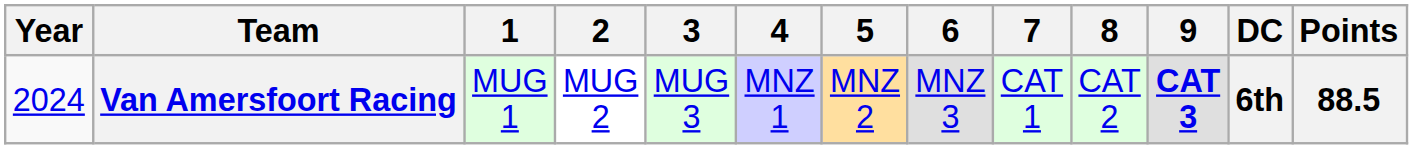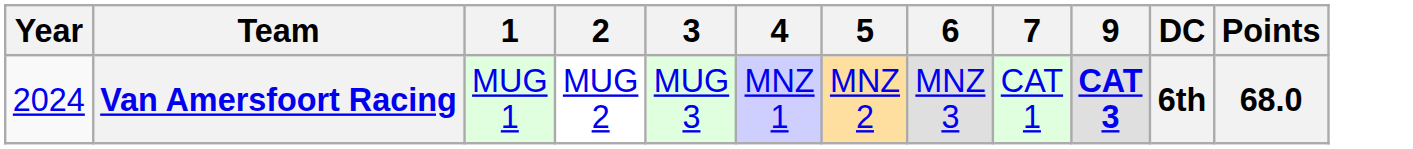- column: (1110, 30)
(1349, 99) 88.5 -> (1271, 99) 68.0
